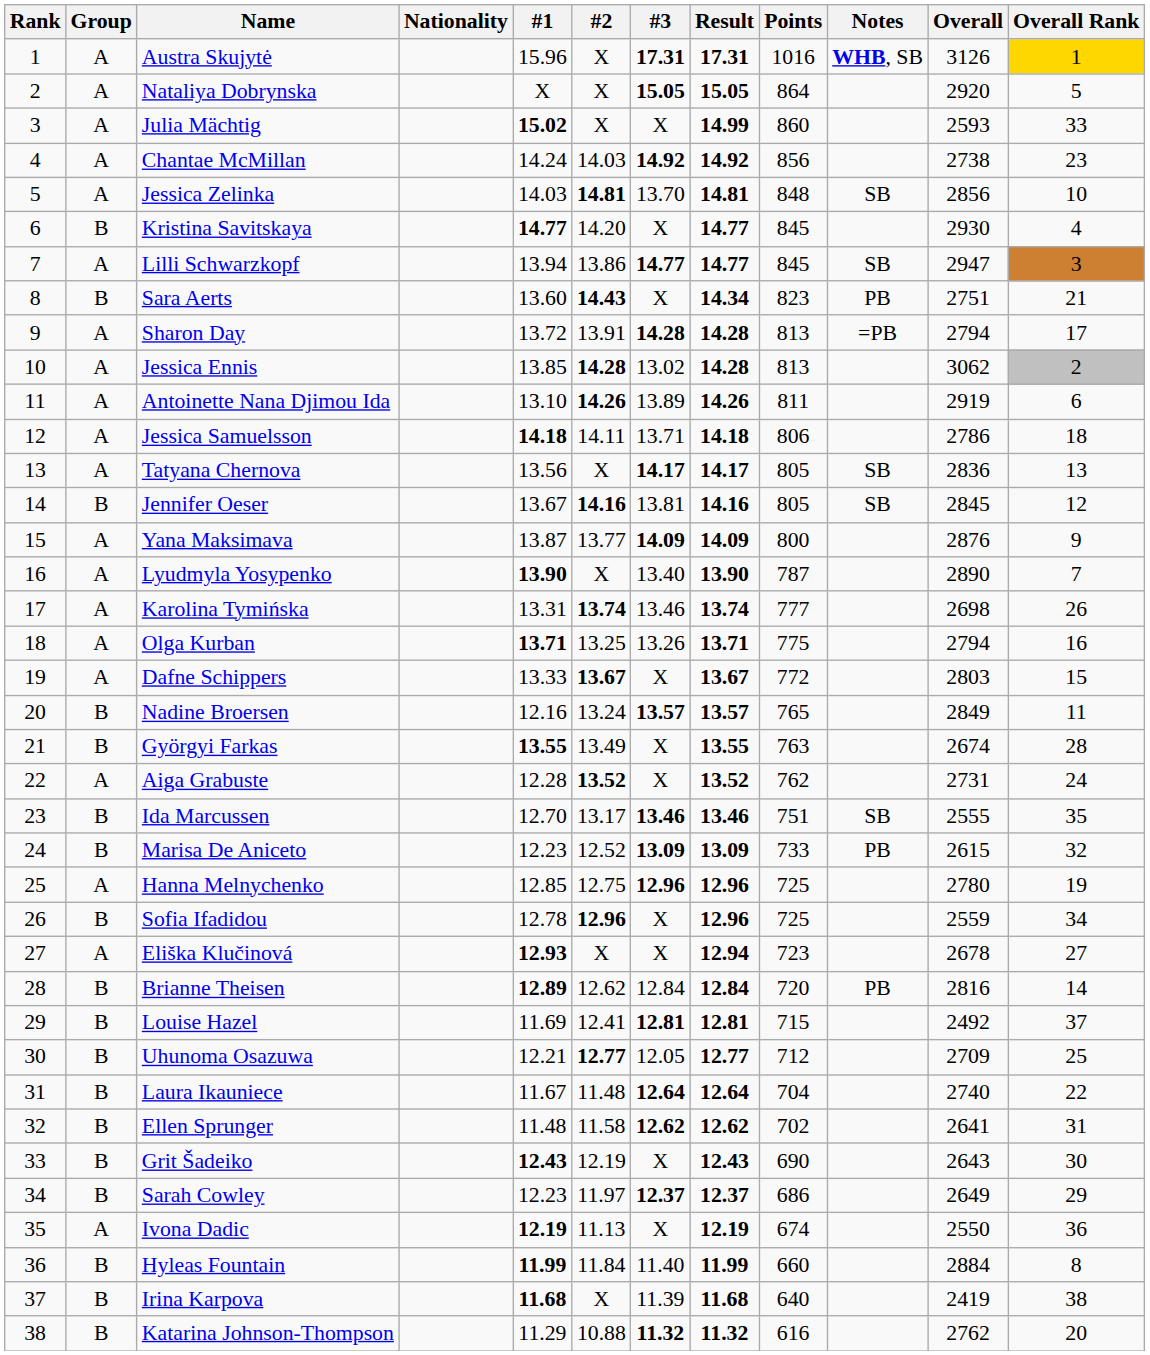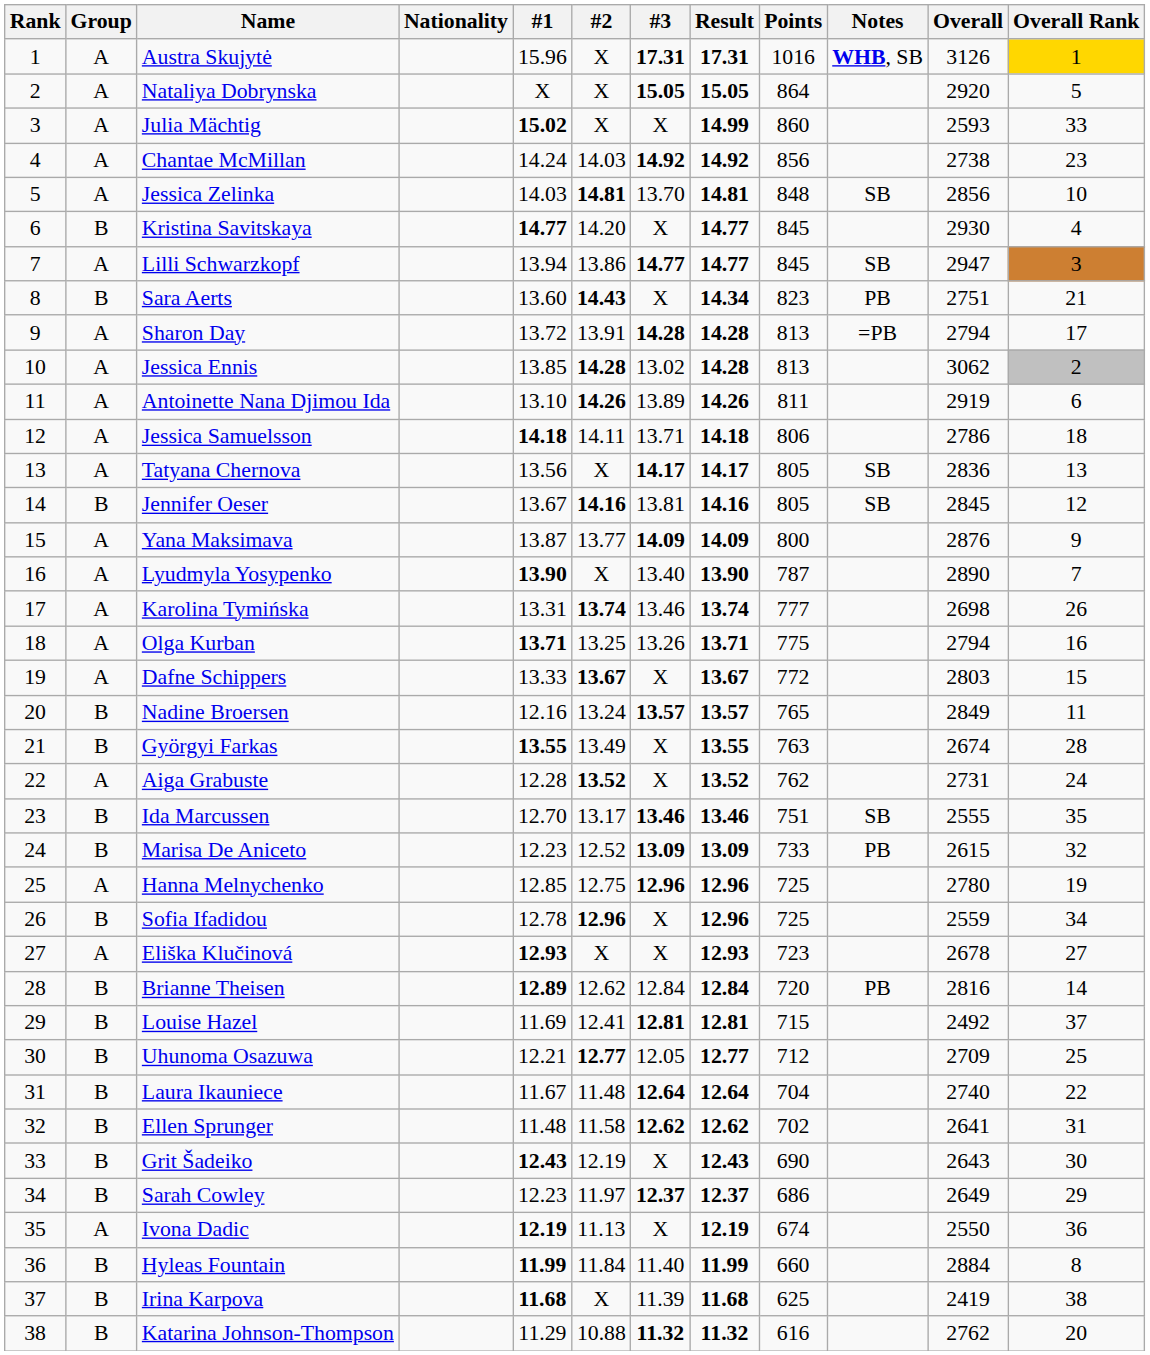(725, 953) 12.94 -> (725, 953) 12.93
(793, 1298) 640 -> (793, 1298) 625
